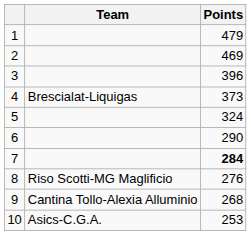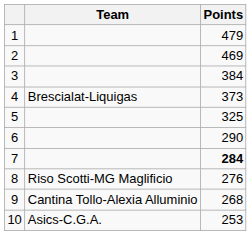(232, 76) 396 -> (232, 76) 384
(232, 117) 324 -> (232, 117) 325
